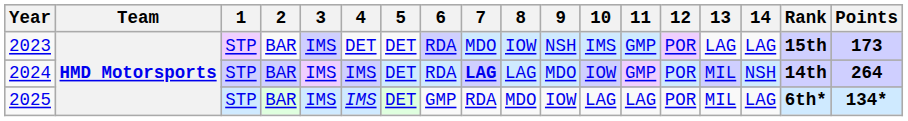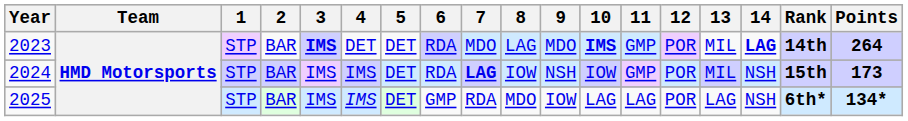(321, 46) normal -> (321, 46) bold
(521, 46) IOW -> (521, 46) LAG
(561, 46) NSH -> (561, 46) MDO
(601, 46) normal -> (601, 46) bold
(721, 46) LAG -> (721, 46) MIL
(761, 46) normal -> (761, 46) bold
(806, 46) 15th -> (806, 46) 14th
(867, 46) 173 -> (867, 46) 264
(521, 74) LAG -> (521, 74) IOW
(561, 74) MDO -> (561, 74) NSH
(806, 74) 14th -> (806, 74) 15th
(867, 74) 264 -> (867, 74) 173
(721, 101) MIL -> (721, 101) LAG
(761, 101) LAG -> (761, 101) NSH
